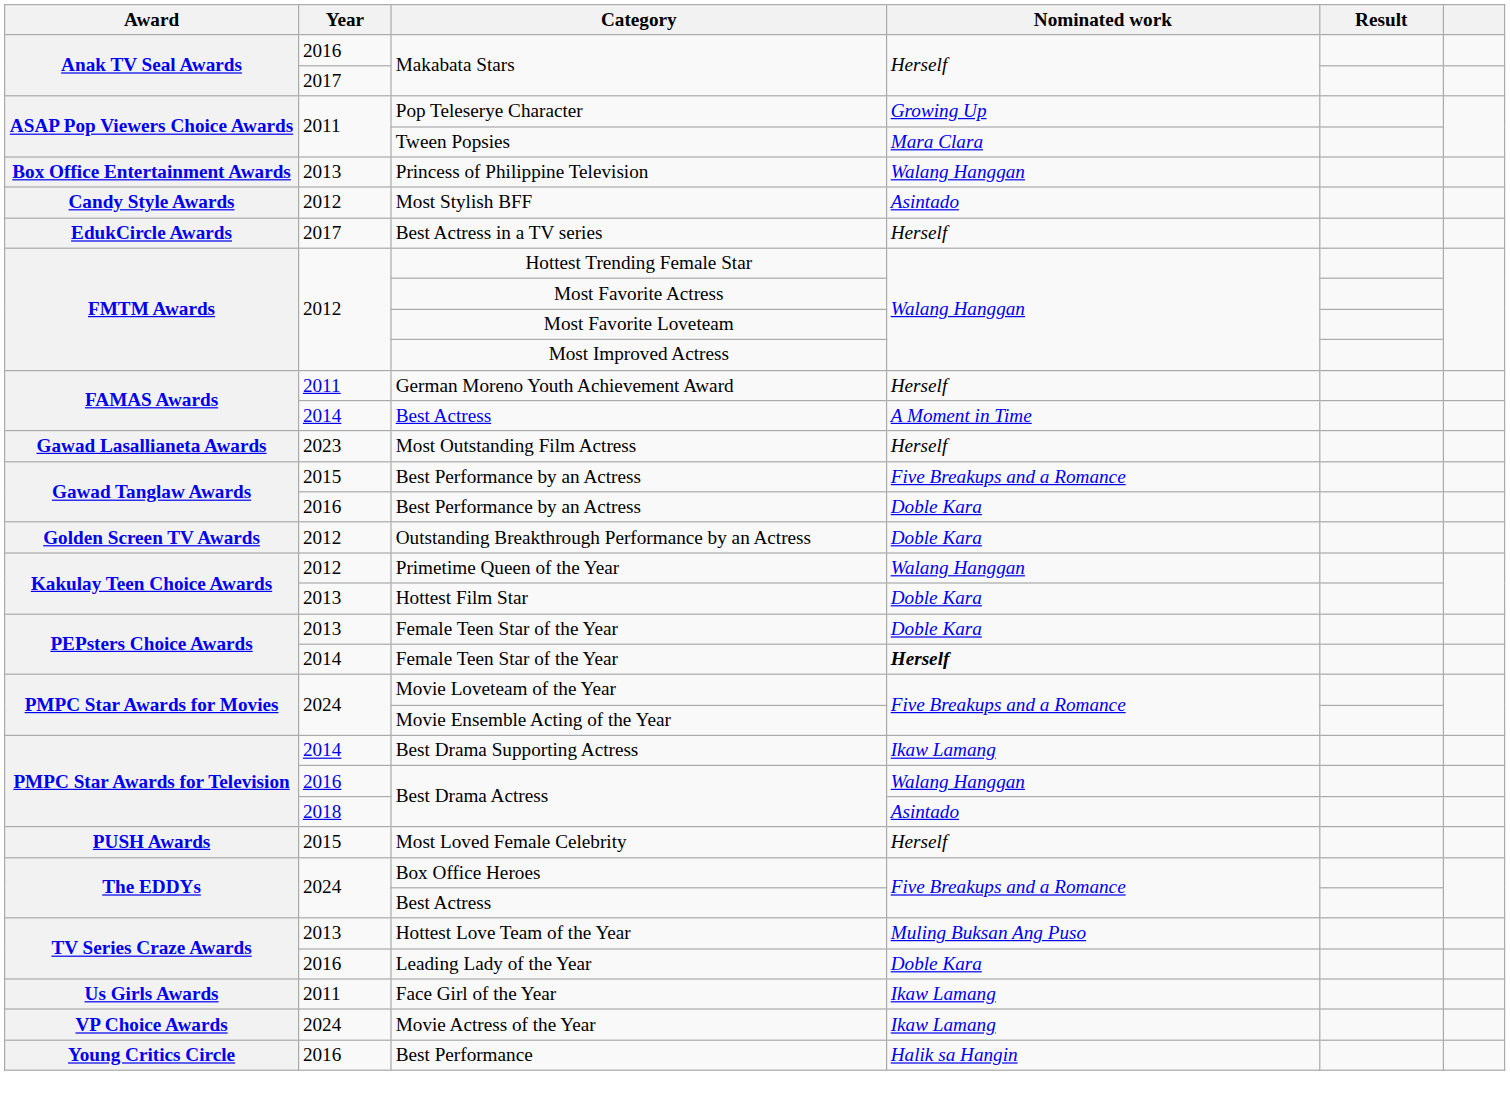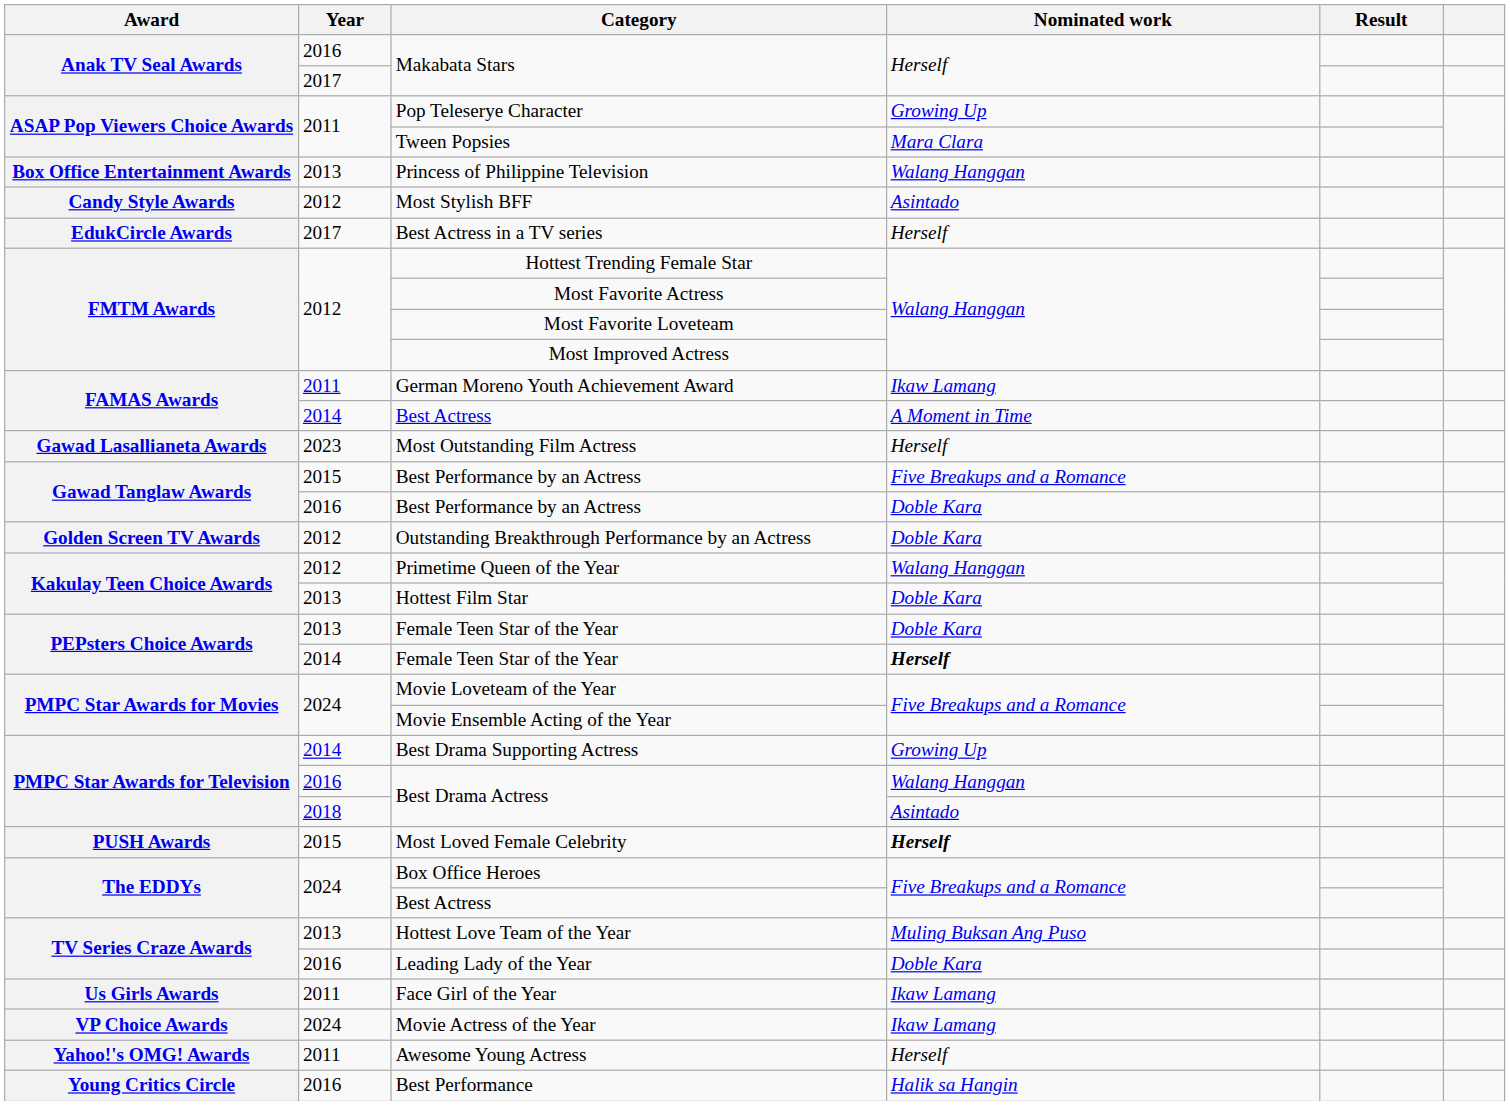(919, 385) Herself -> (943, 385) Ikaw Lamang
(943, 750) Ikaw Lamang -> (939, 750) Growing Up
(919, 841) normal -> (920, 841) bold
+ row: (322, 1055)
